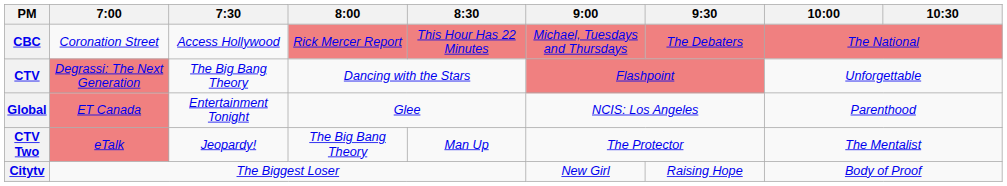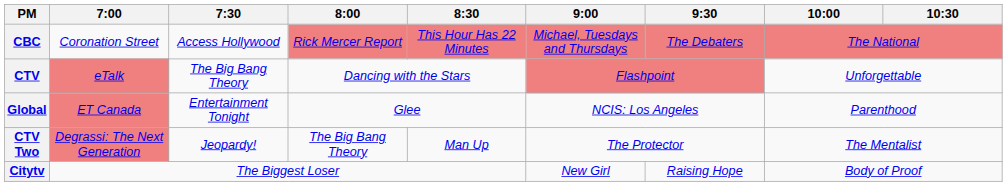(109, 75) Degrassi: The Next Generation -> (109, 75) eTalk
(109, 144) eTalk -> (109, 144) Degrassi: The Next Generation
